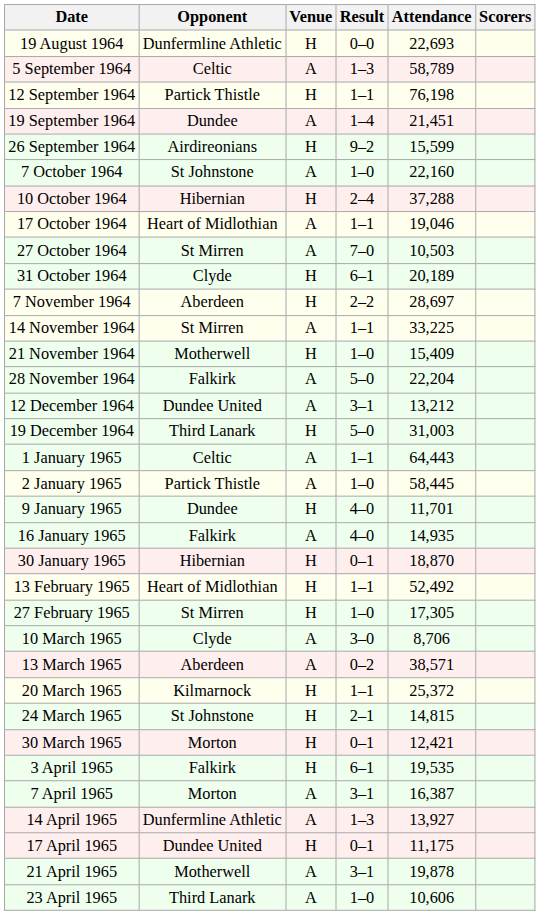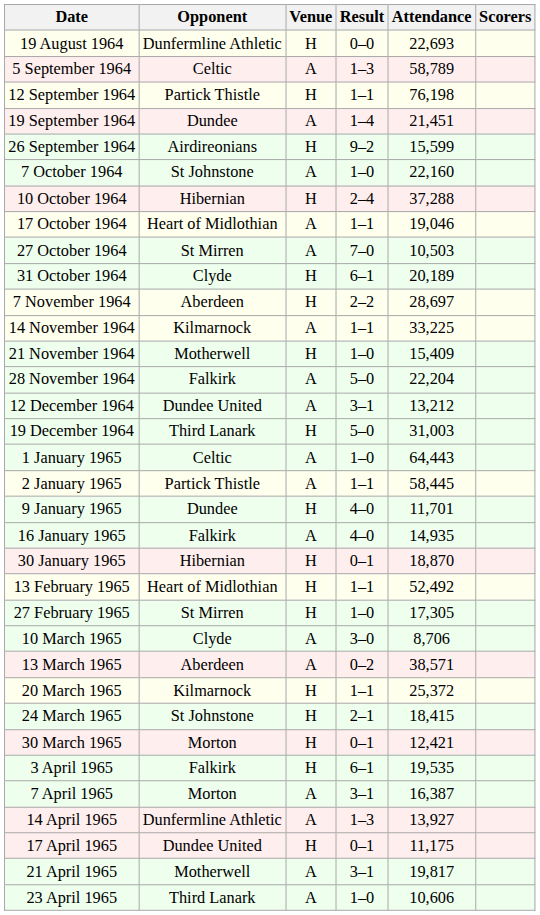(212, 328) St Mirren -> (212, 328) Kilmarnock
(362, 457) 1–1 -> (362, 457) 1–0
(362, 483) 1–0 -> (362, 483) 1–1
(432, 716) 14,815 -> (432, 716) 18,415
(432, 871) 19,878 -> (432, 871) 19,817
